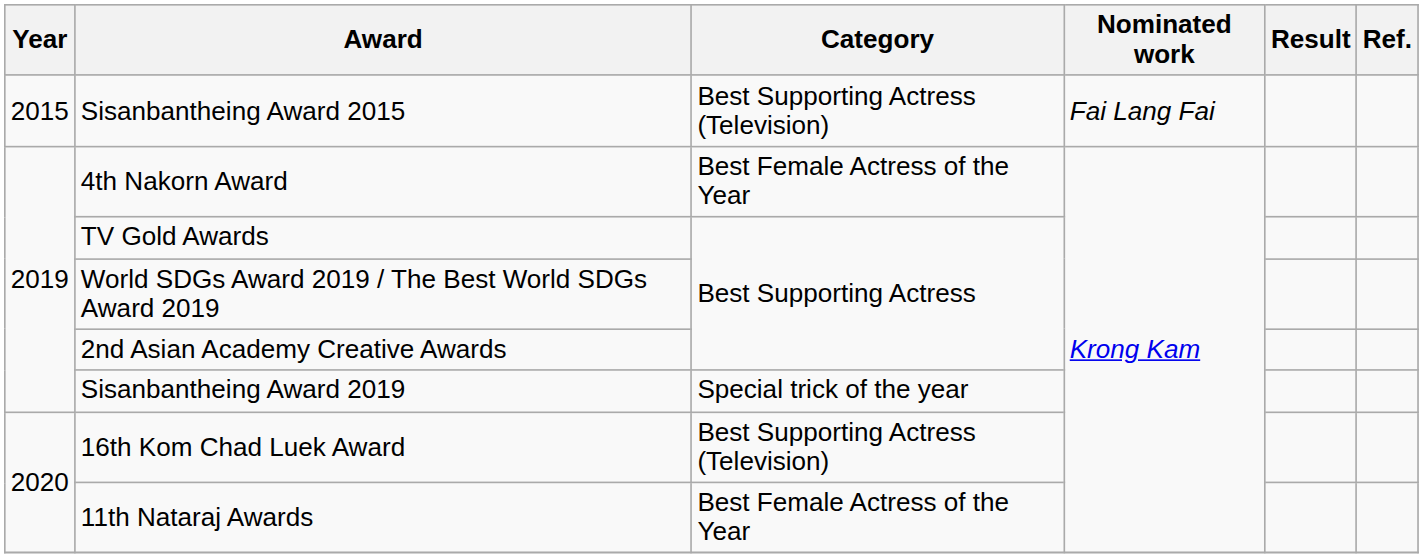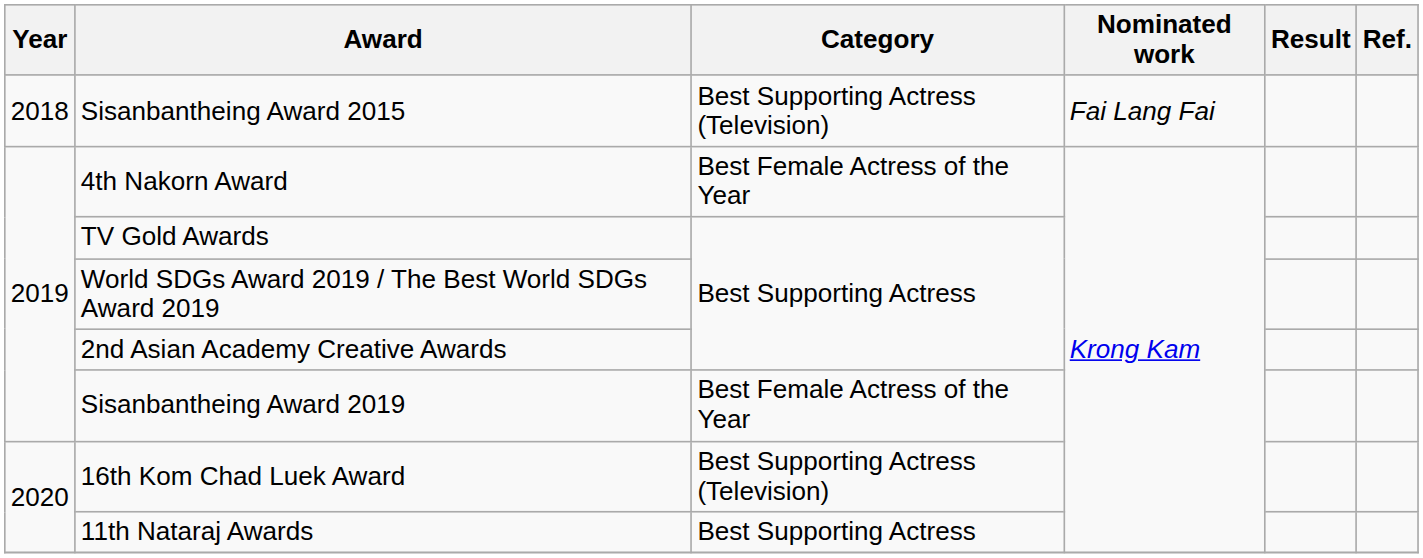(40, 110) 2015 -> (40, 110) 2018
(833, 390) Special trick of the year -> (853, 405) Best Female Actress of the Year
(853, 517) Best Female Actress of the Year -> (837, 532) Best Supporting Actress
